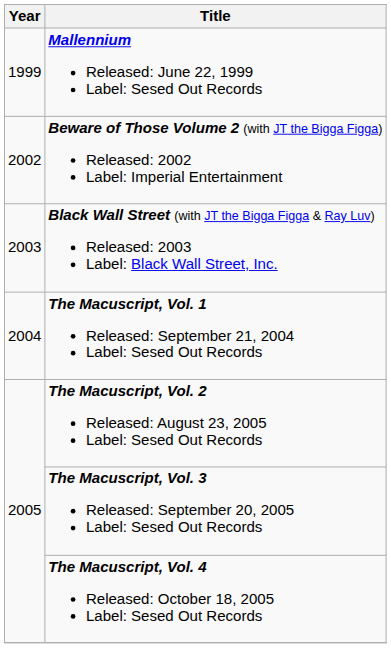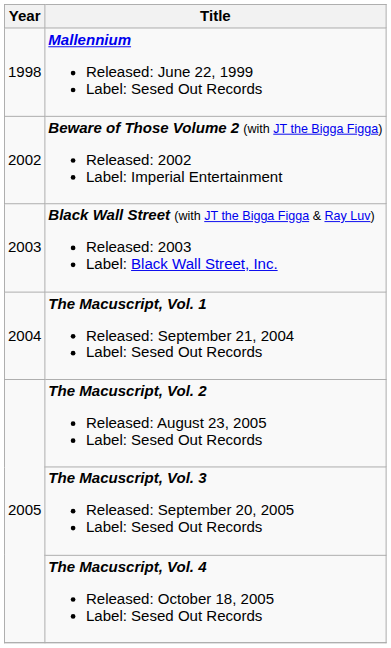(25, 72) 1999 -> (25, 72) 1998
